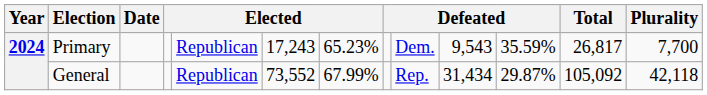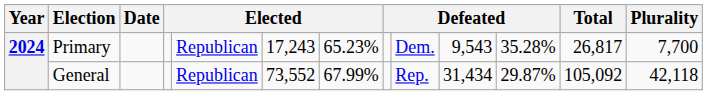(528, 47) 35.59% -> (528, 47) 35.28%
